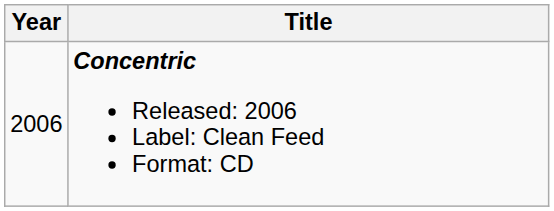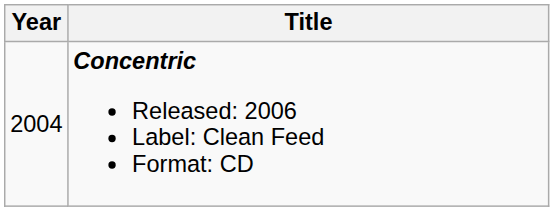(36, 123) 2006 -> (36, 123) 2004
